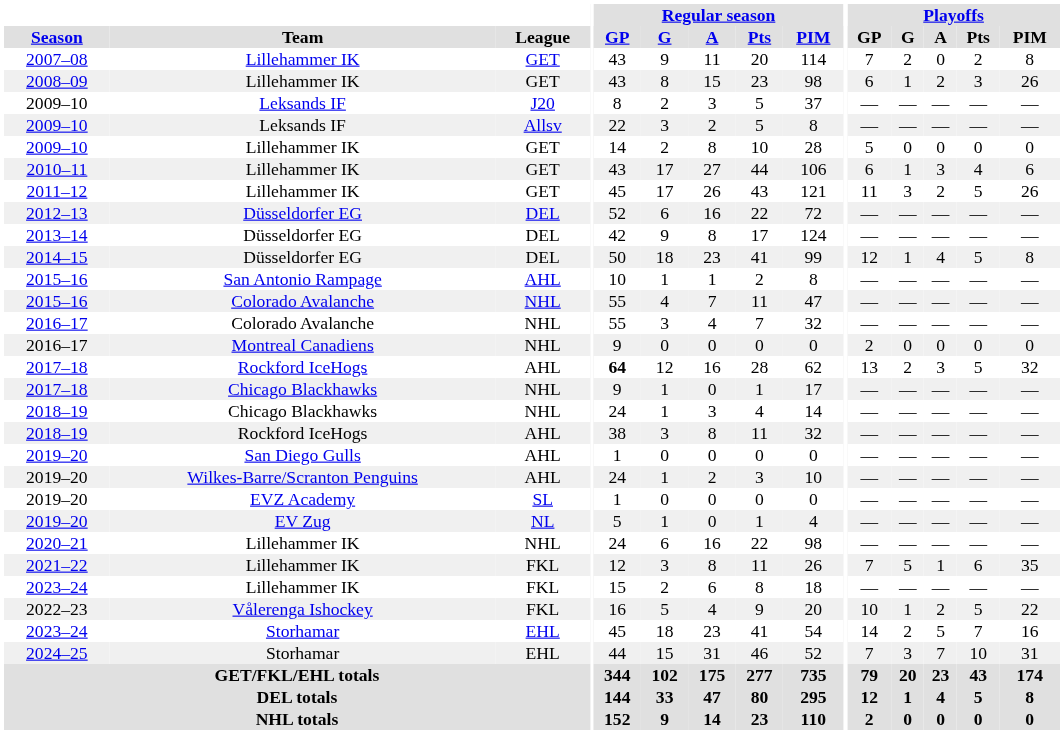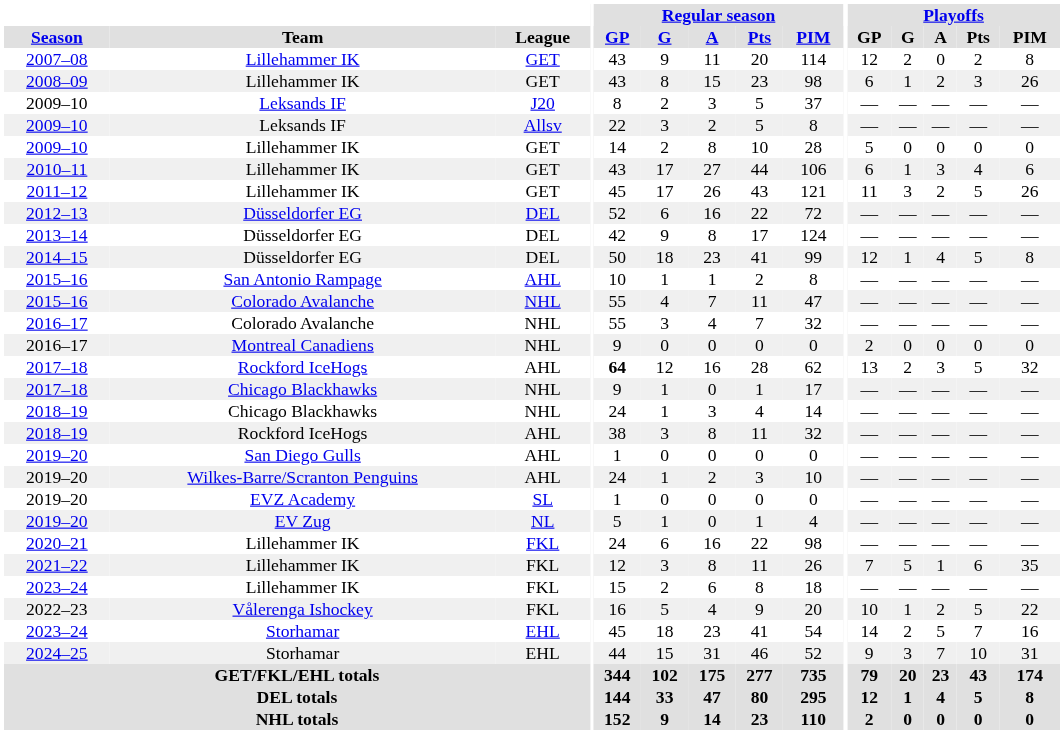(869, 58) 7 -> (869, 58) 12
(543, 542) NHL -> (543, 542) FKL
(869, 652) 7 -> (869, 652) 9
